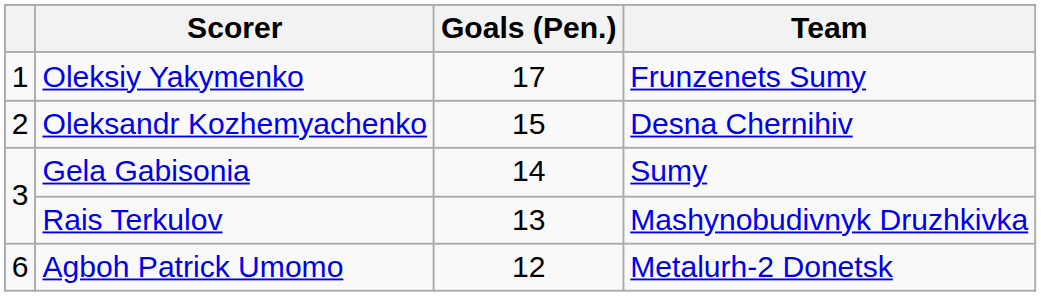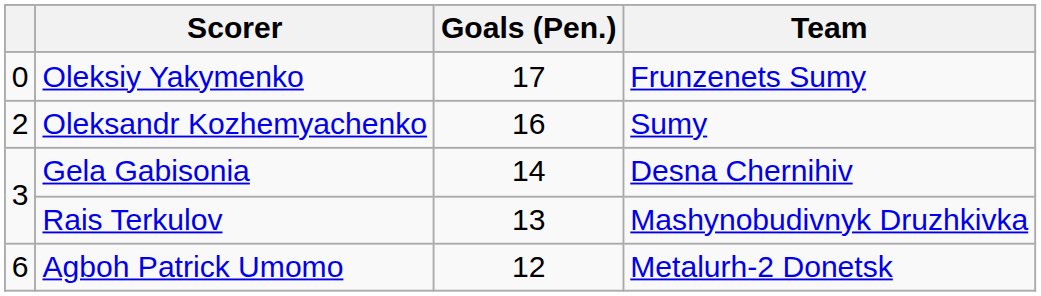(20, 76) 1 -> (20, 76) 0
(529, 123) 15 -> (529, 123) 16
(741, 123) Desna Chernihiv -> (669, 123) Sumy
(669, 171) Sumy -> (741, 171) Desna Chernihiv
